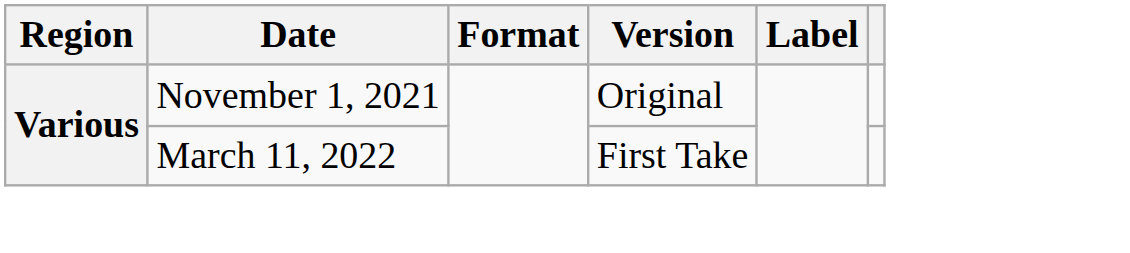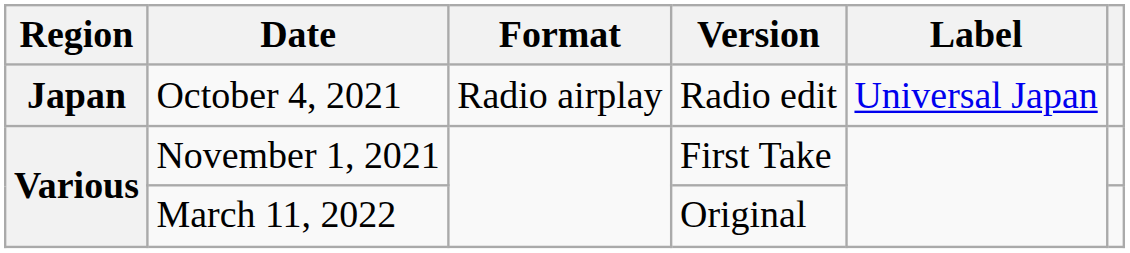+ row: (279, 94)
(660, 94) Original -> (756, 154) First Take
(673, 154) First Take -> (743, 214) Original
